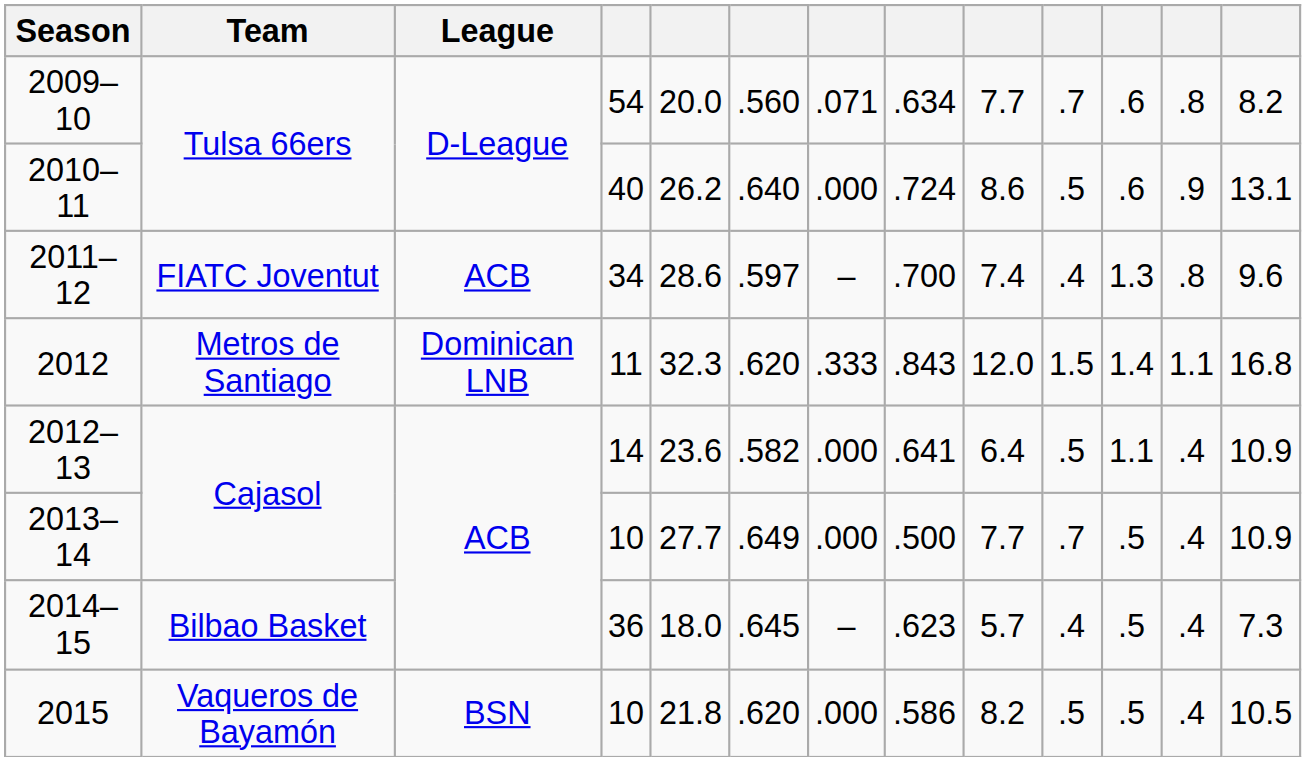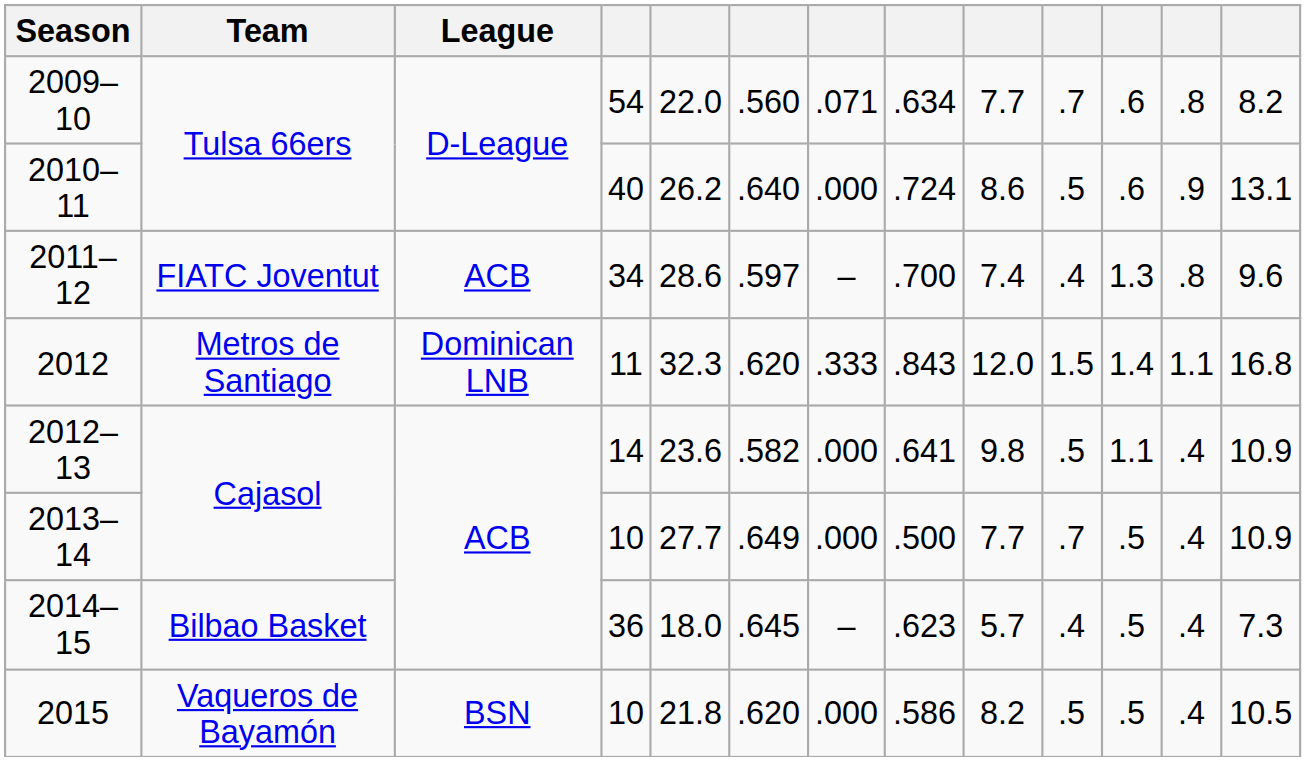(690, 100) 20.0 -> (690, 100) 22.0
(1003, 450) 6.4 -> (1003, 450) 9.8
